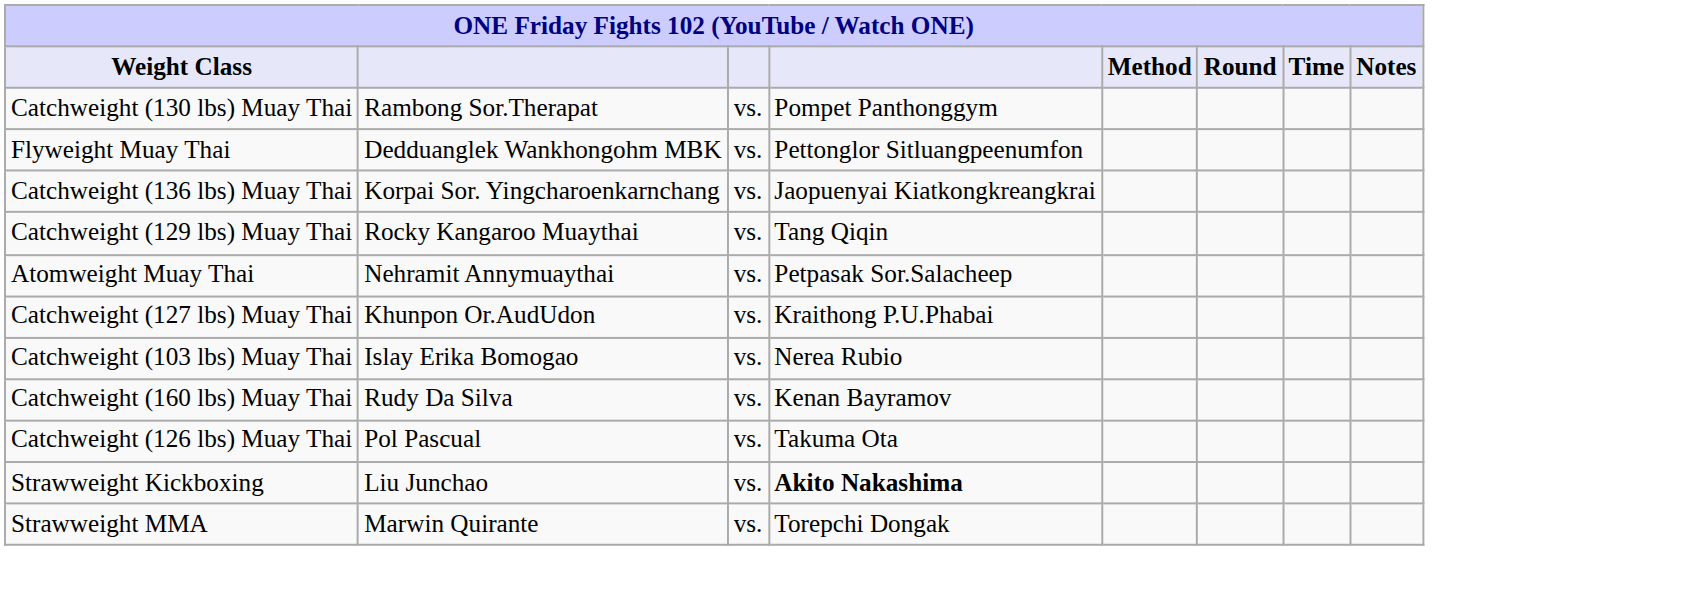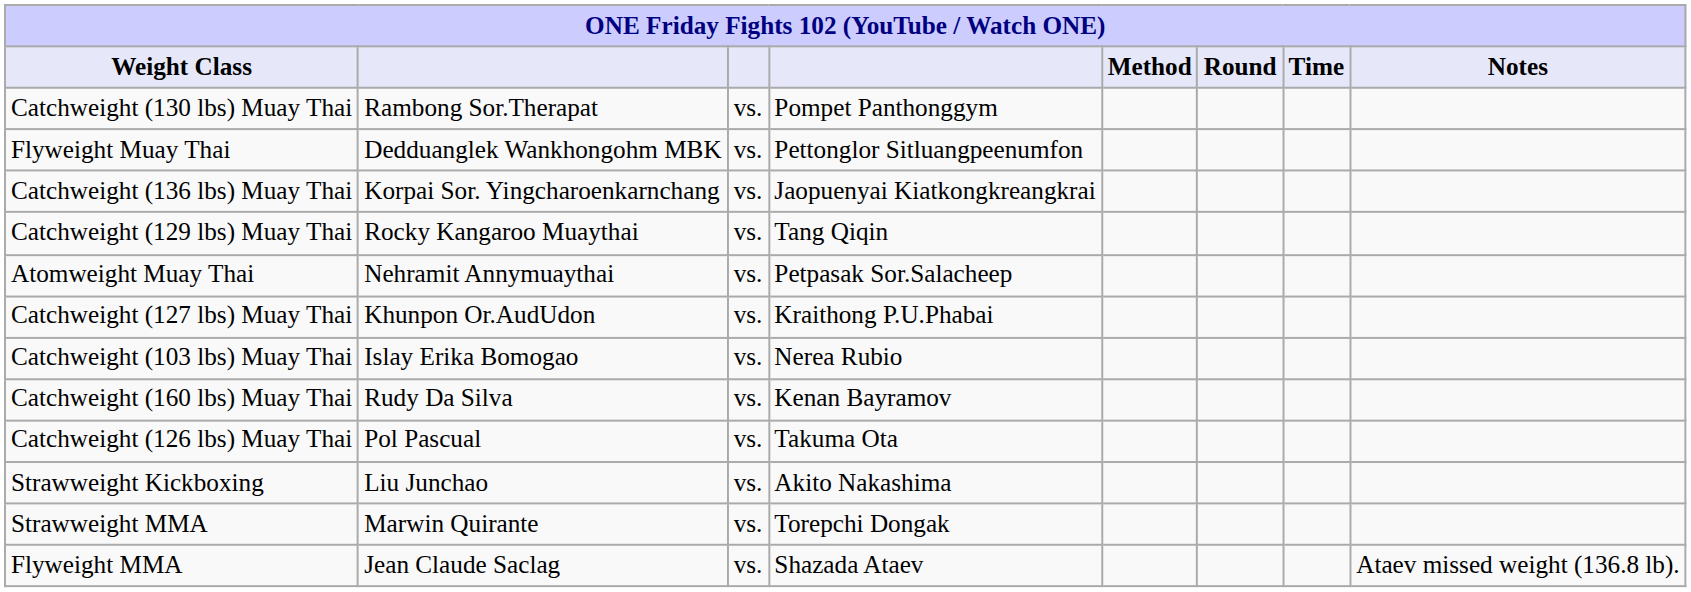(869, 482) bold -> (863, 482) normal
+ row: (97, 565)
